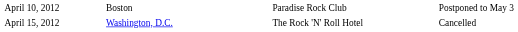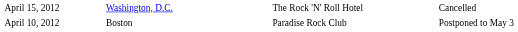rows swapped: (32, 8) <-> (32, 23)
